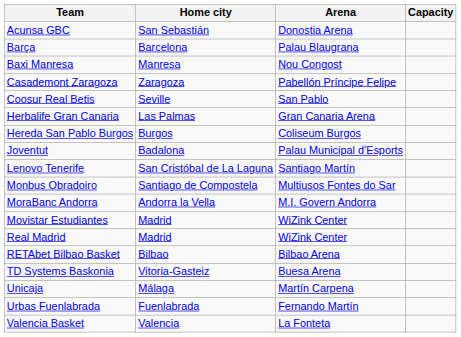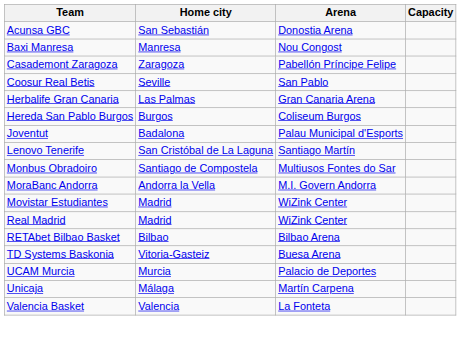- row: (21, 47)
+ row: (41, 271)
- row: (53, 306)
